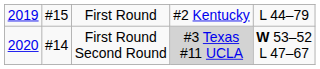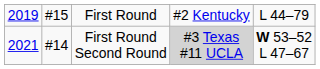(23, 45) 2020 -> (23, 45) 2021
